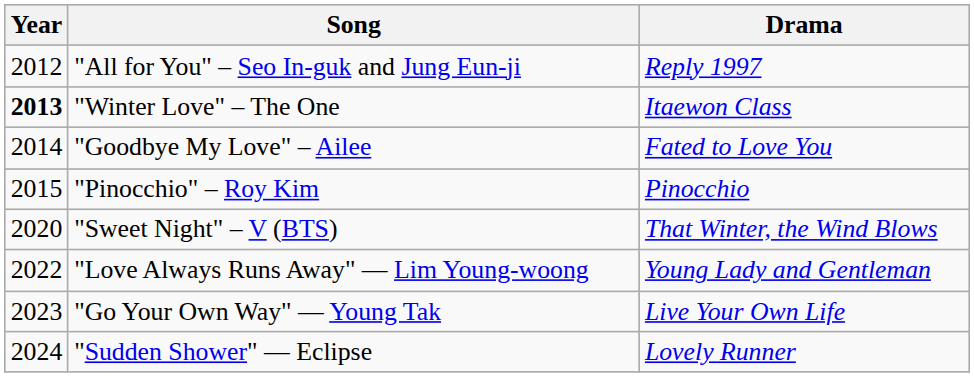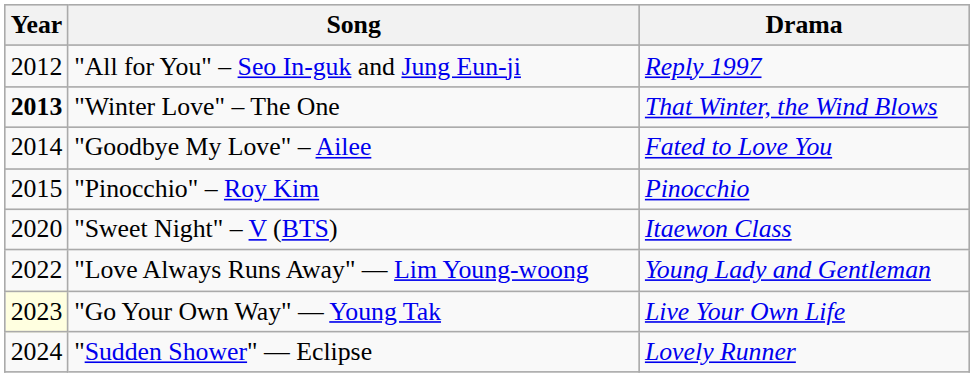(718, 106) Itaewon Class -> (791, 106) That Winter, the Wind Blows
(791, 229) That Winter, the Wind Blows -> (718, 229) Itaewon Class
(37, 310) no background -> (37, 310) lightyellow background
